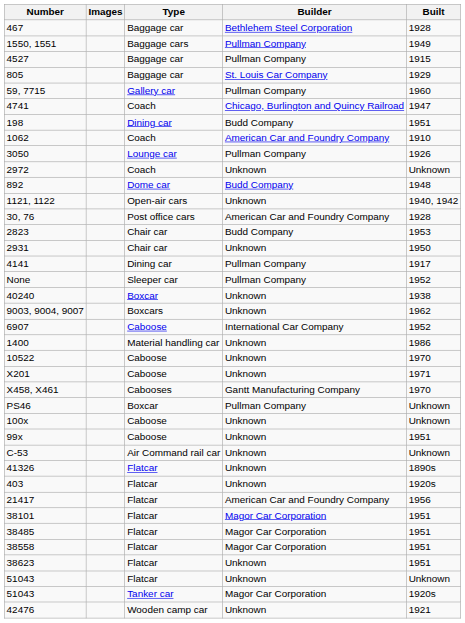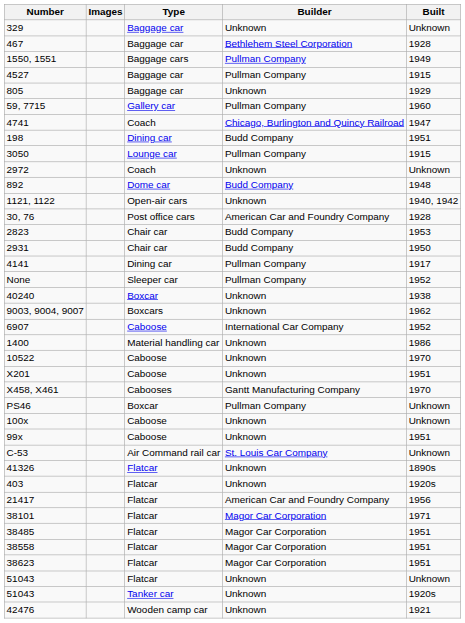+ row: (15, 28)
(276, 75) St. Louis Car Company -> (246, 91) Unknown
- row: (18, 138)
(420, 153) 1926 -> (420, 153) 1915
(246, 248) Unknown -> (259, 248) Budd Company
(420, 374) 1971 -> (420, 374) 1951
(246, 452) Unknown -> (276, 452) St. Louis Car Company
(420, 515) 1951 -> (420, 515) 1971
(246, 563) Unknown -> (276, 563) Magor Car Corporation
(276, 594) Magor Car Corporation -> (246, 594) Unknown
